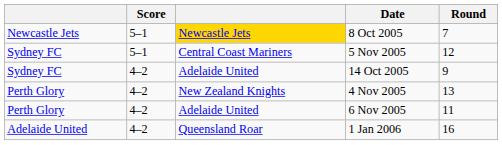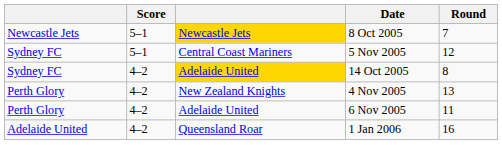(219, 71) no background -> (219, 71) gold background
(445, 71) 9 -> (445, 71) 8
